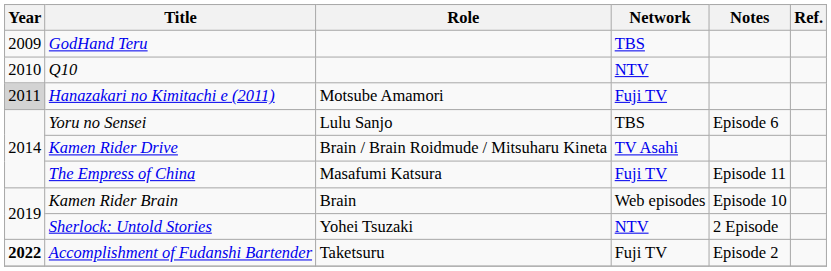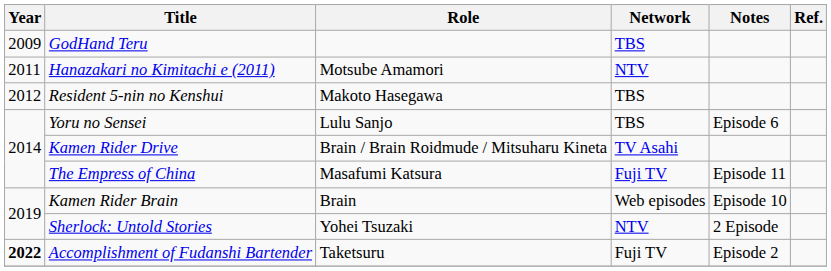- row: (63, 69)
(24, 95) lightgrey background -> (24, 69) no background
(641, 95) Fuji TV -> (632, 69) NTV
+ row: (136, 95)
